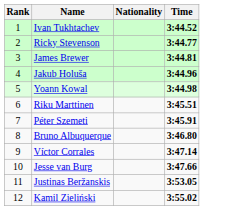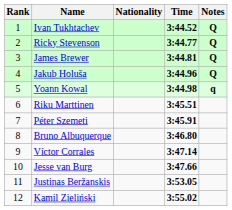+ column: (213, 12)
